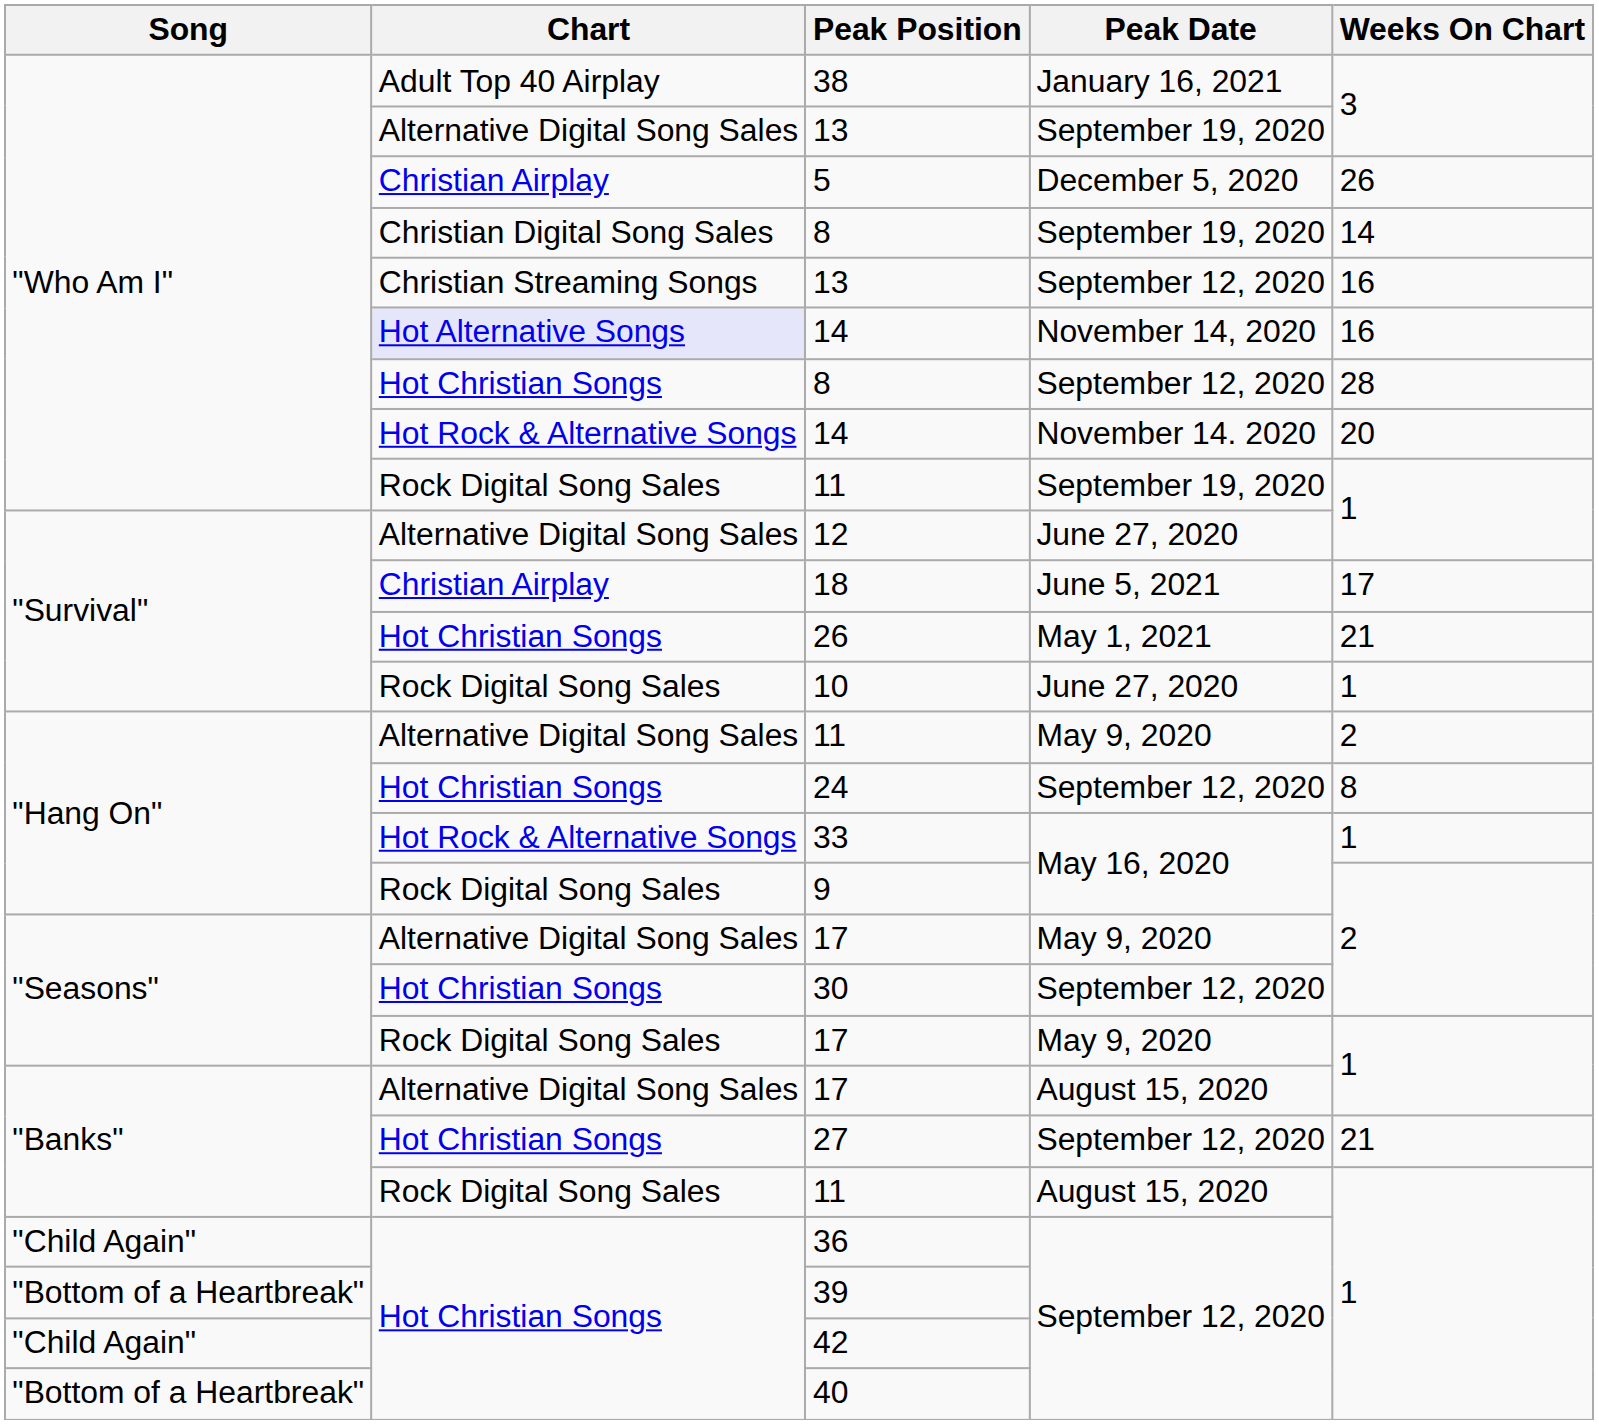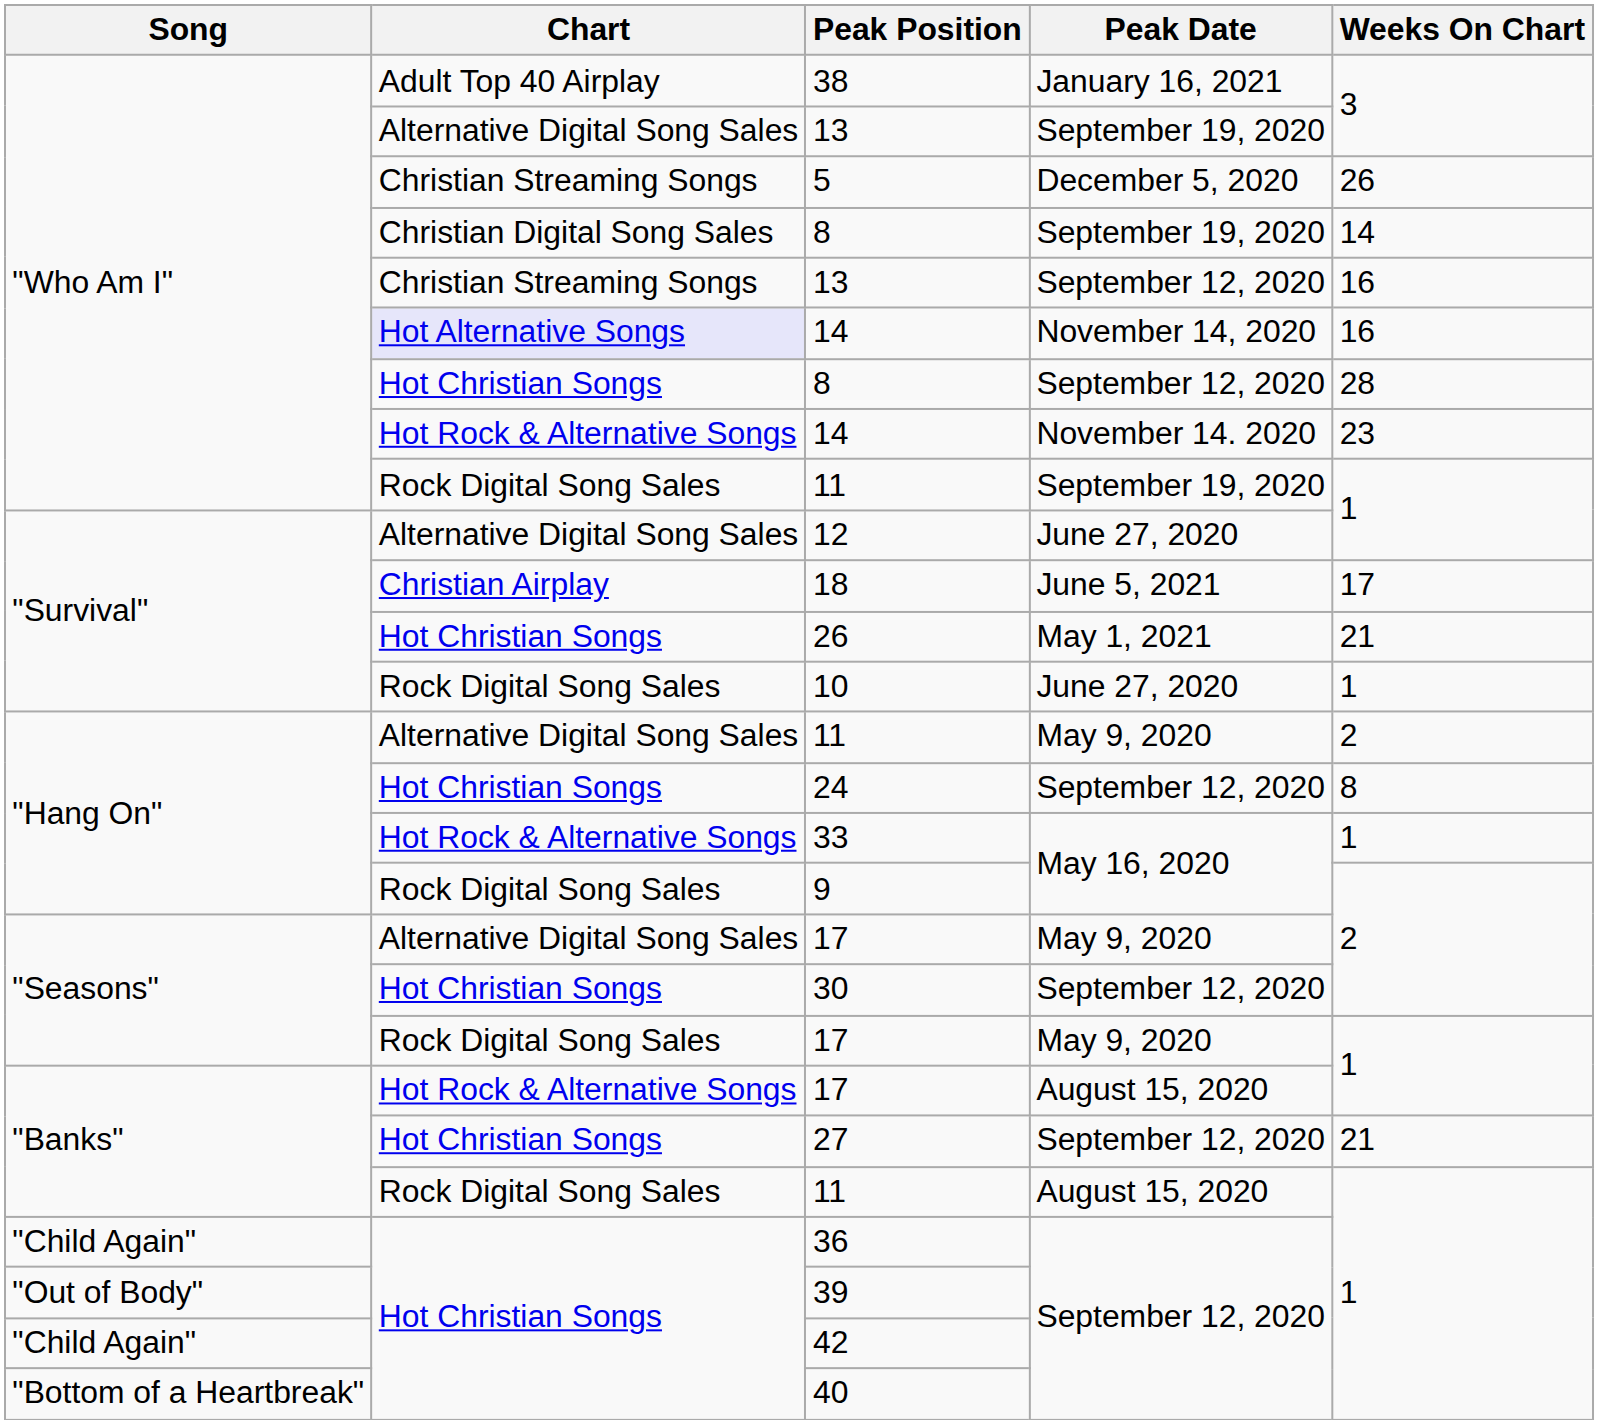(494, 181) Christian Airplay -> (568, 181) Christian Streaming Songs
(1357, 433) 20 -> (1357, 433) 23
(589, 1090) Alternative Digital Song Sales -> (588, 1090) Hot Rock & Alternative Songs
(188, 1292) "Bottom of a Heartbreak" -> (108, 1292) "Out of Body"
